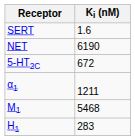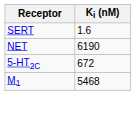- row: (13, 86)
- row: (13, 127)
